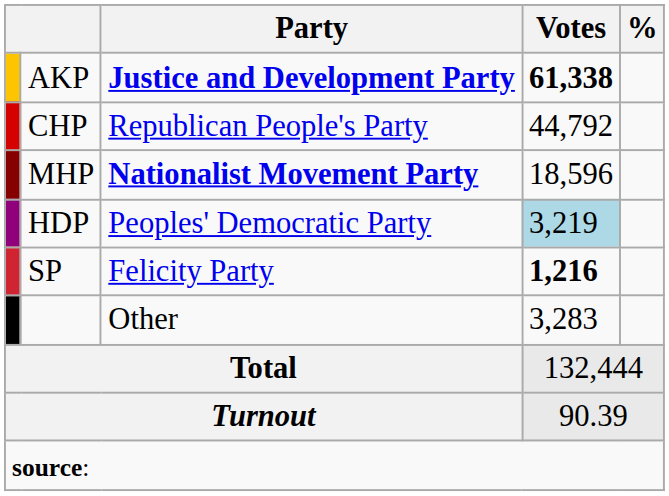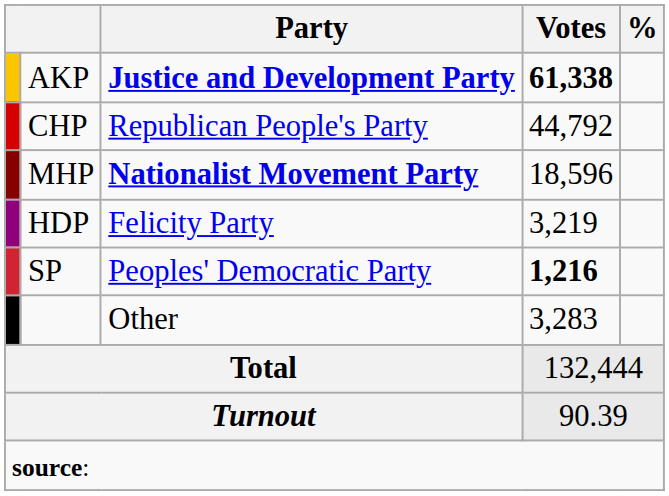(270, 222) Peoples' Democratic Party -> (191, 222) Felicity Party
(563, 222) lightblue background -> (563, 222) no background
(191, 271) Felicity Party -> (270, 271) Peoples' Democratic Party
